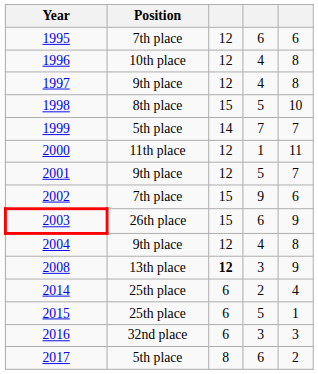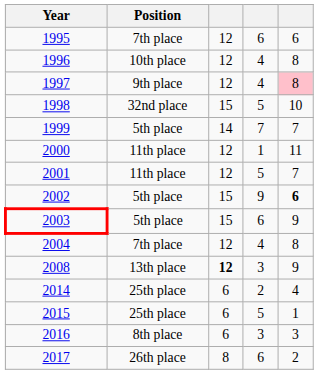(296, 83) no background -> (296, 83) pink background
(158, 106) 8th place -> (158, 106) 32nd place
(158, 174) 9th place -> (158, 174) 11th place
(158, 197) 7th place -> (158, 197) 5th place
(296, 197) normal -> (296, 197) bold
(158, 221) 26th place -> (158, 221) 5th place
(158, 245) 9th place -> (158, 245) 7th place
(158, 335) 32nd place -> (158, 335) 8th place
(158, 358) 5th place -> (158, 358) 26th place
